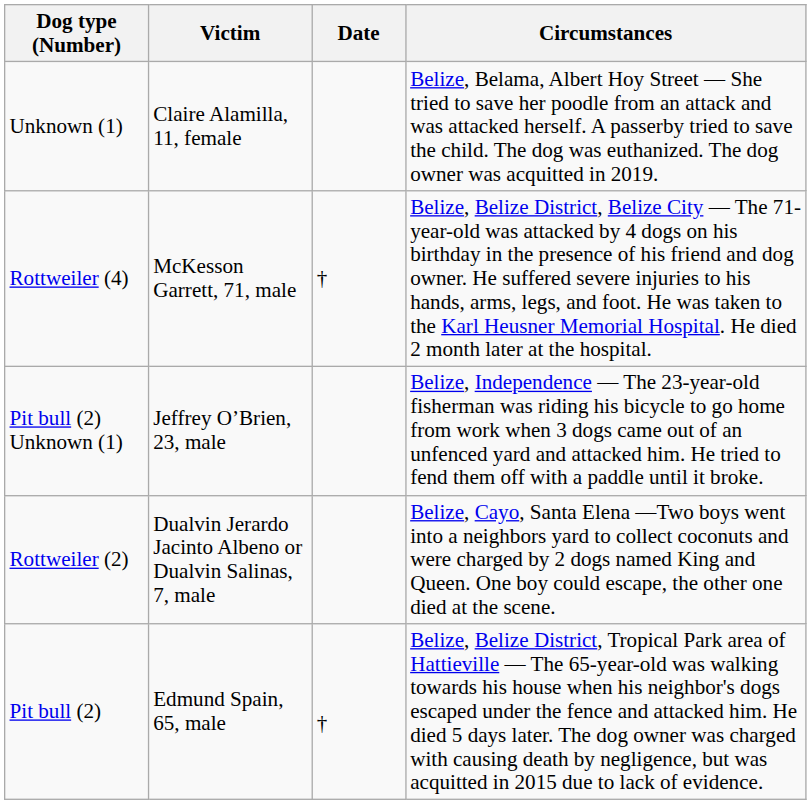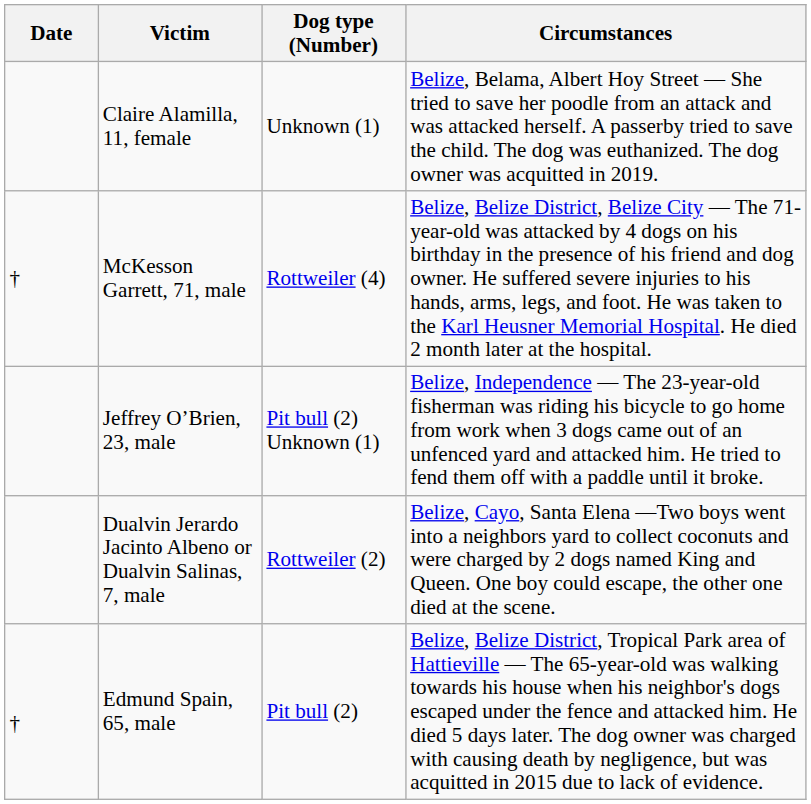columns swapped: (359, 33) <-> (76, 33)
